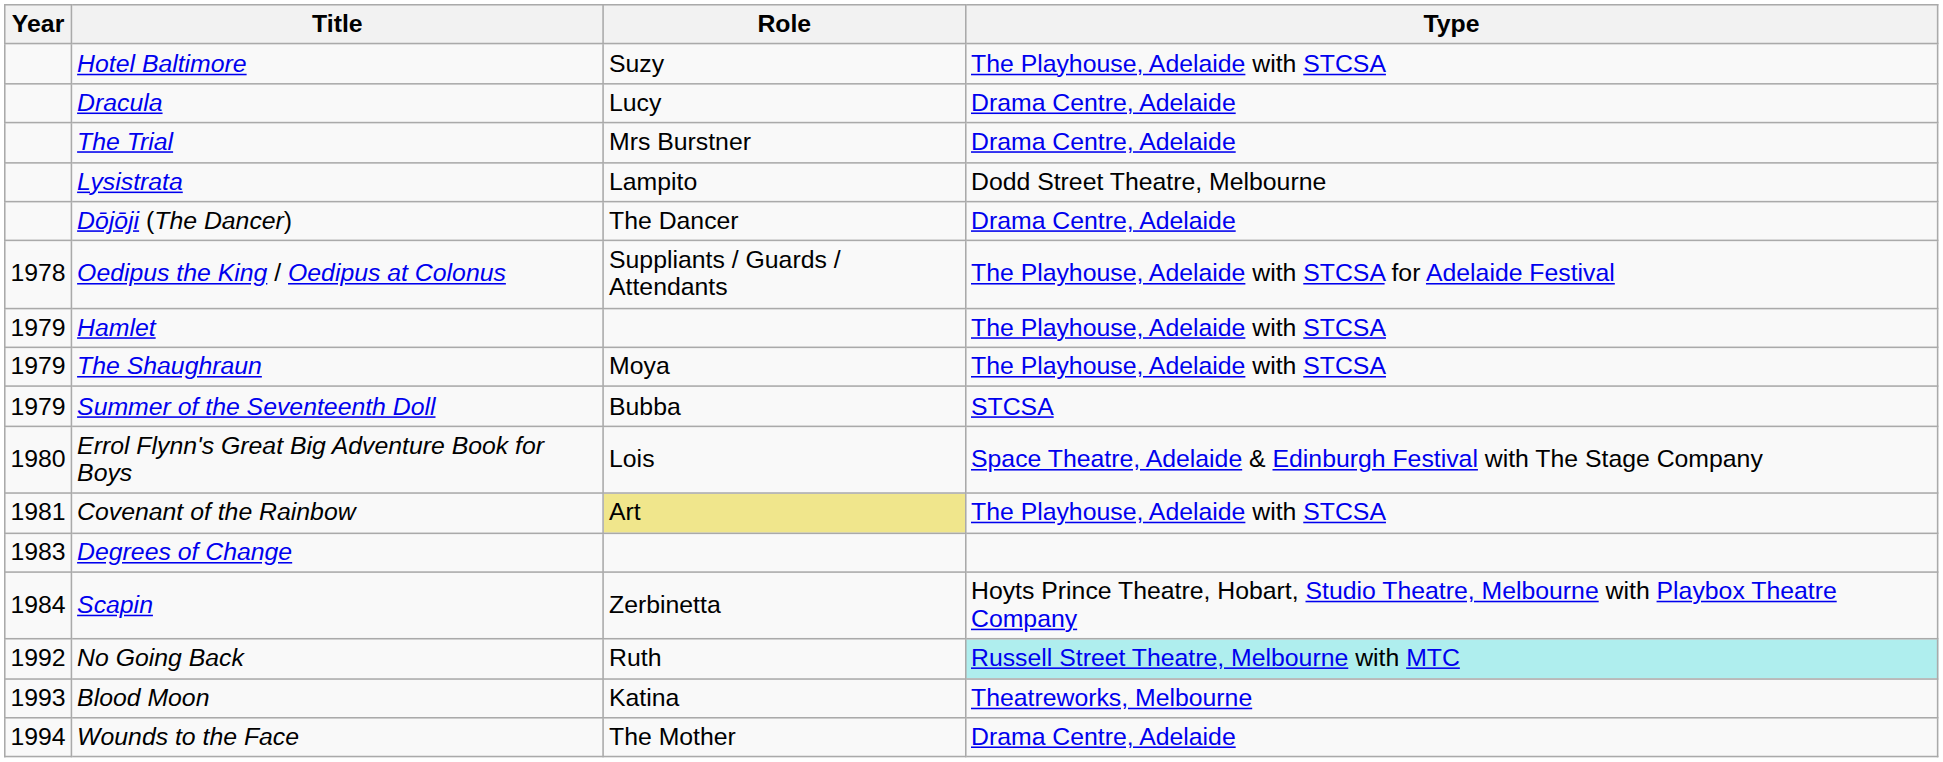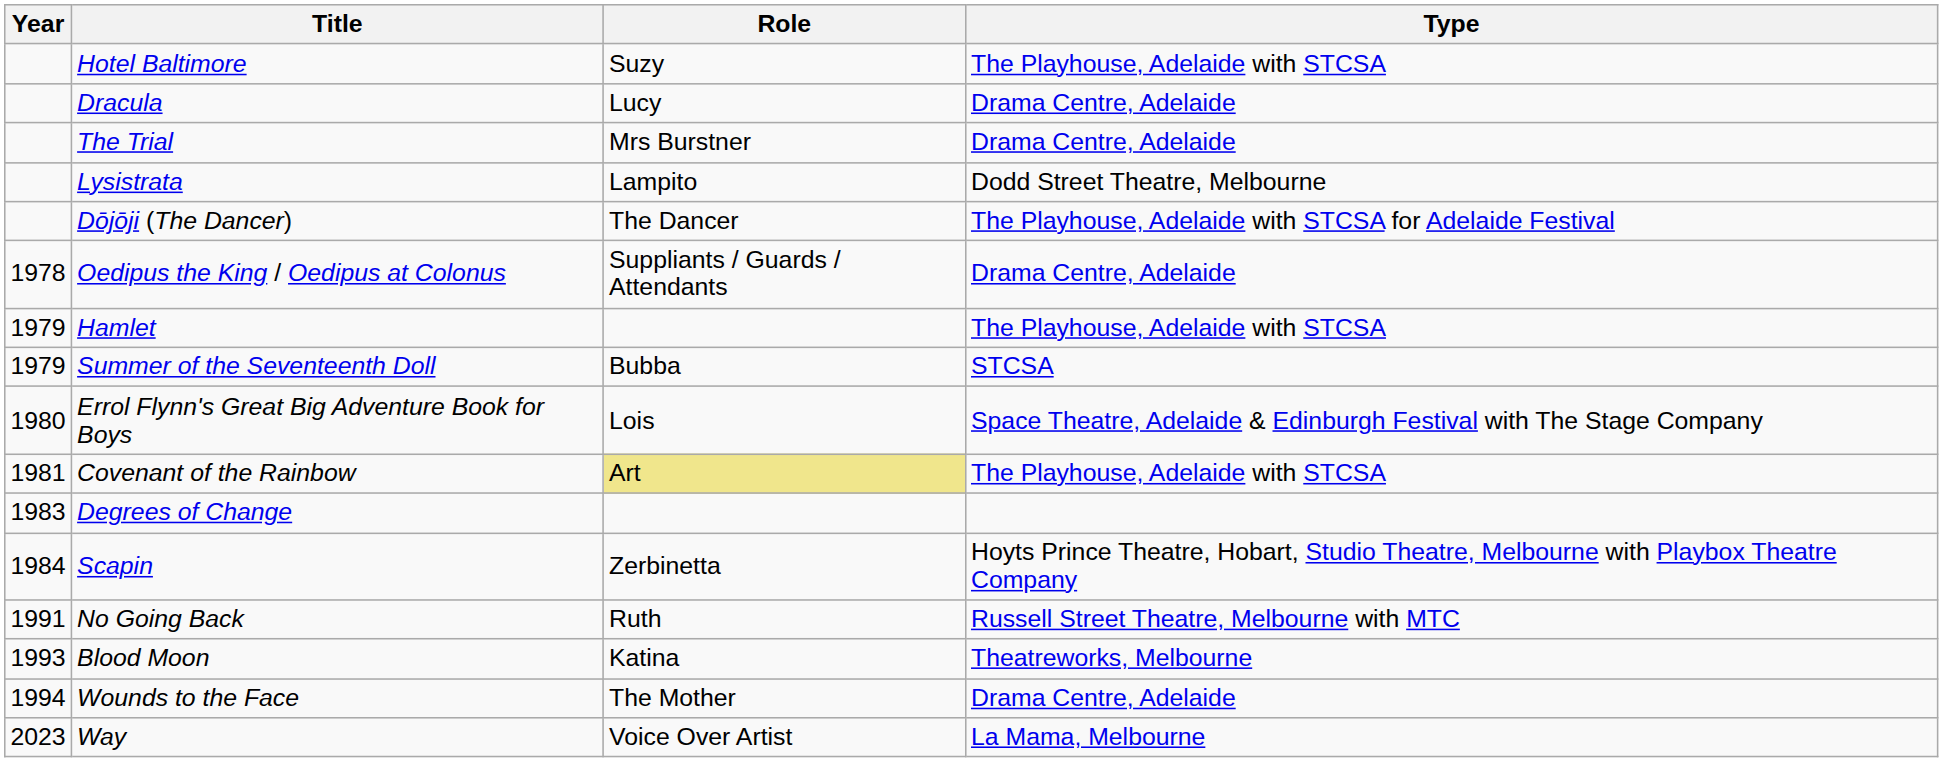(1103, 220) Drama Centre, Adelaide -> (1293, 220) The Playhouse, Adelaide with STCSA for Adelaide Festival
(1293, 274) The Playhouse, Adelaide with STCSA for Adelaide Festival -> (1103, 274) Drama Centre, Adelaide
- row: (169, 366)
(38, 658) 1992 -> (38, 619) 1991
(1215, 658) paleturquoise background -> (1215, 619) no background
+ row: (102, 737)
